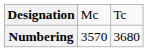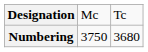(94, 36) 3570 -> (94, 36) 3750
